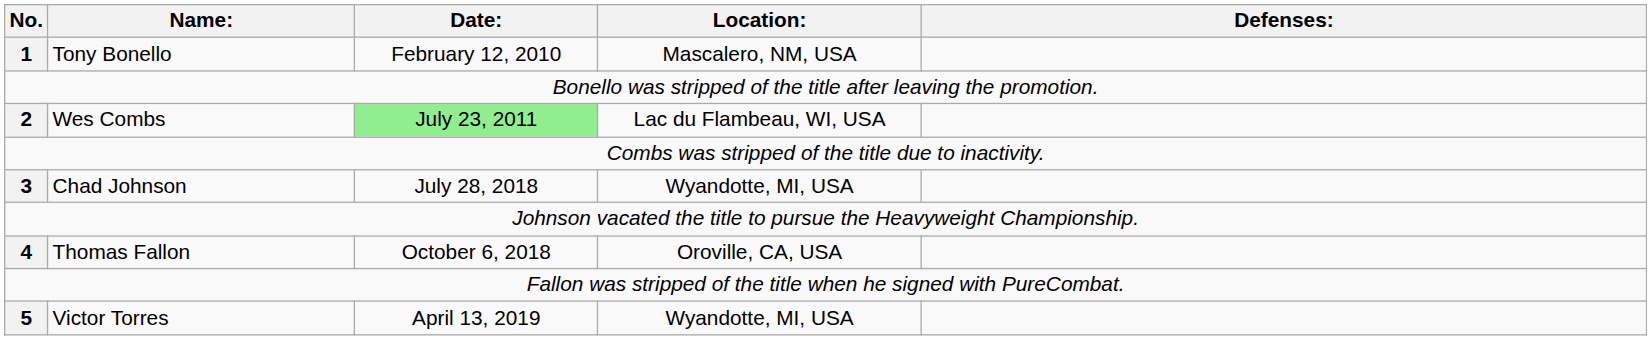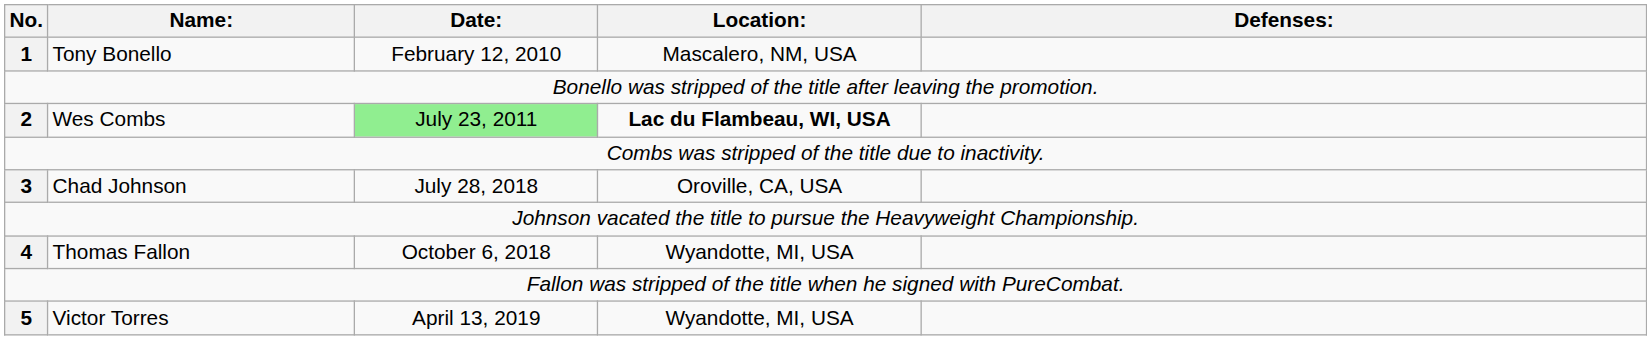(760, 119) normal -> (760, 119) bold
(760, 185) Wyandotte, MI, USA -> (760, 185) Oroville, CA, USA
(760, 251) Oroville, CA, USA -> (760, 251) Wyandotte, MI, USA
